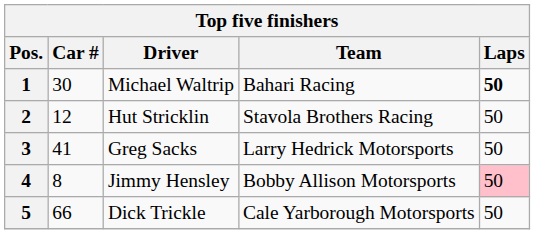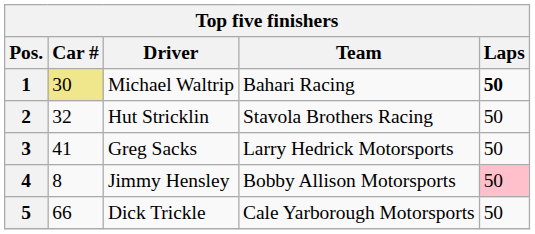(62, 84) no background -> (62, 84) khaki background
(62, 116) 12 -> (62, 116) 32
